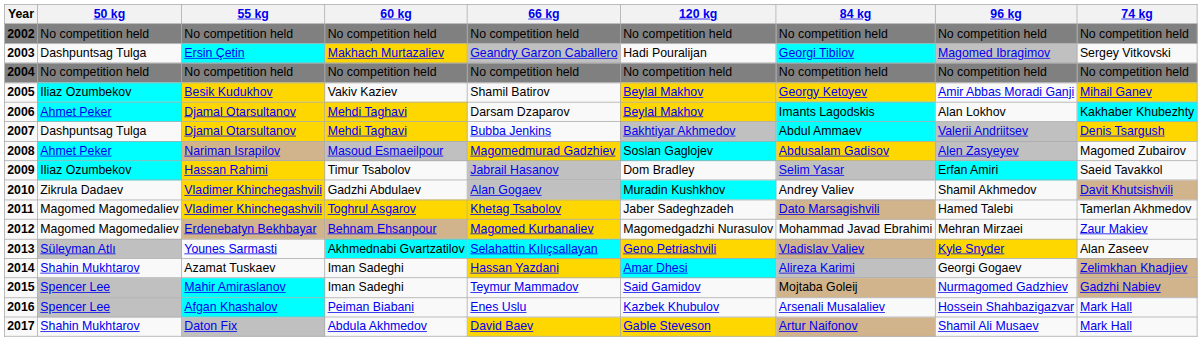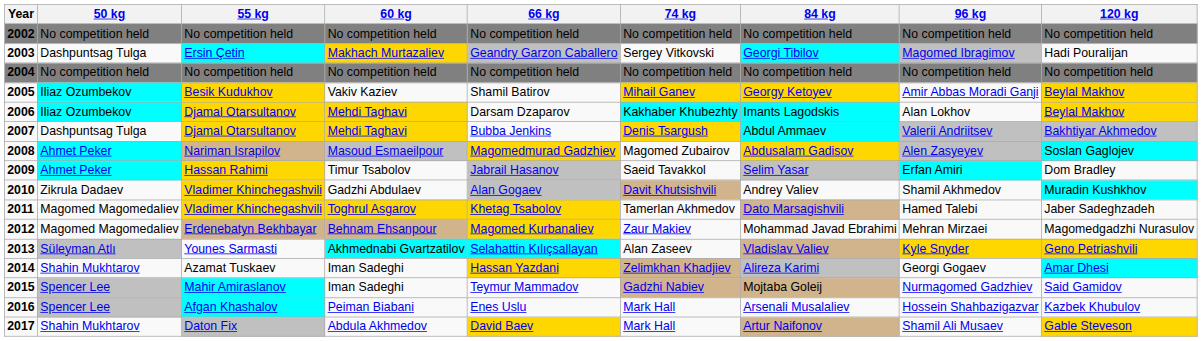columns swapped: (1137, 14) <-> (698, 14)
(76, 111) Ahmet Peker -> (86, 111) Iliaz Ozumbekov
(86, 170) Iliaz Ozumbekov -> (76, 170) Ahmet Peker
